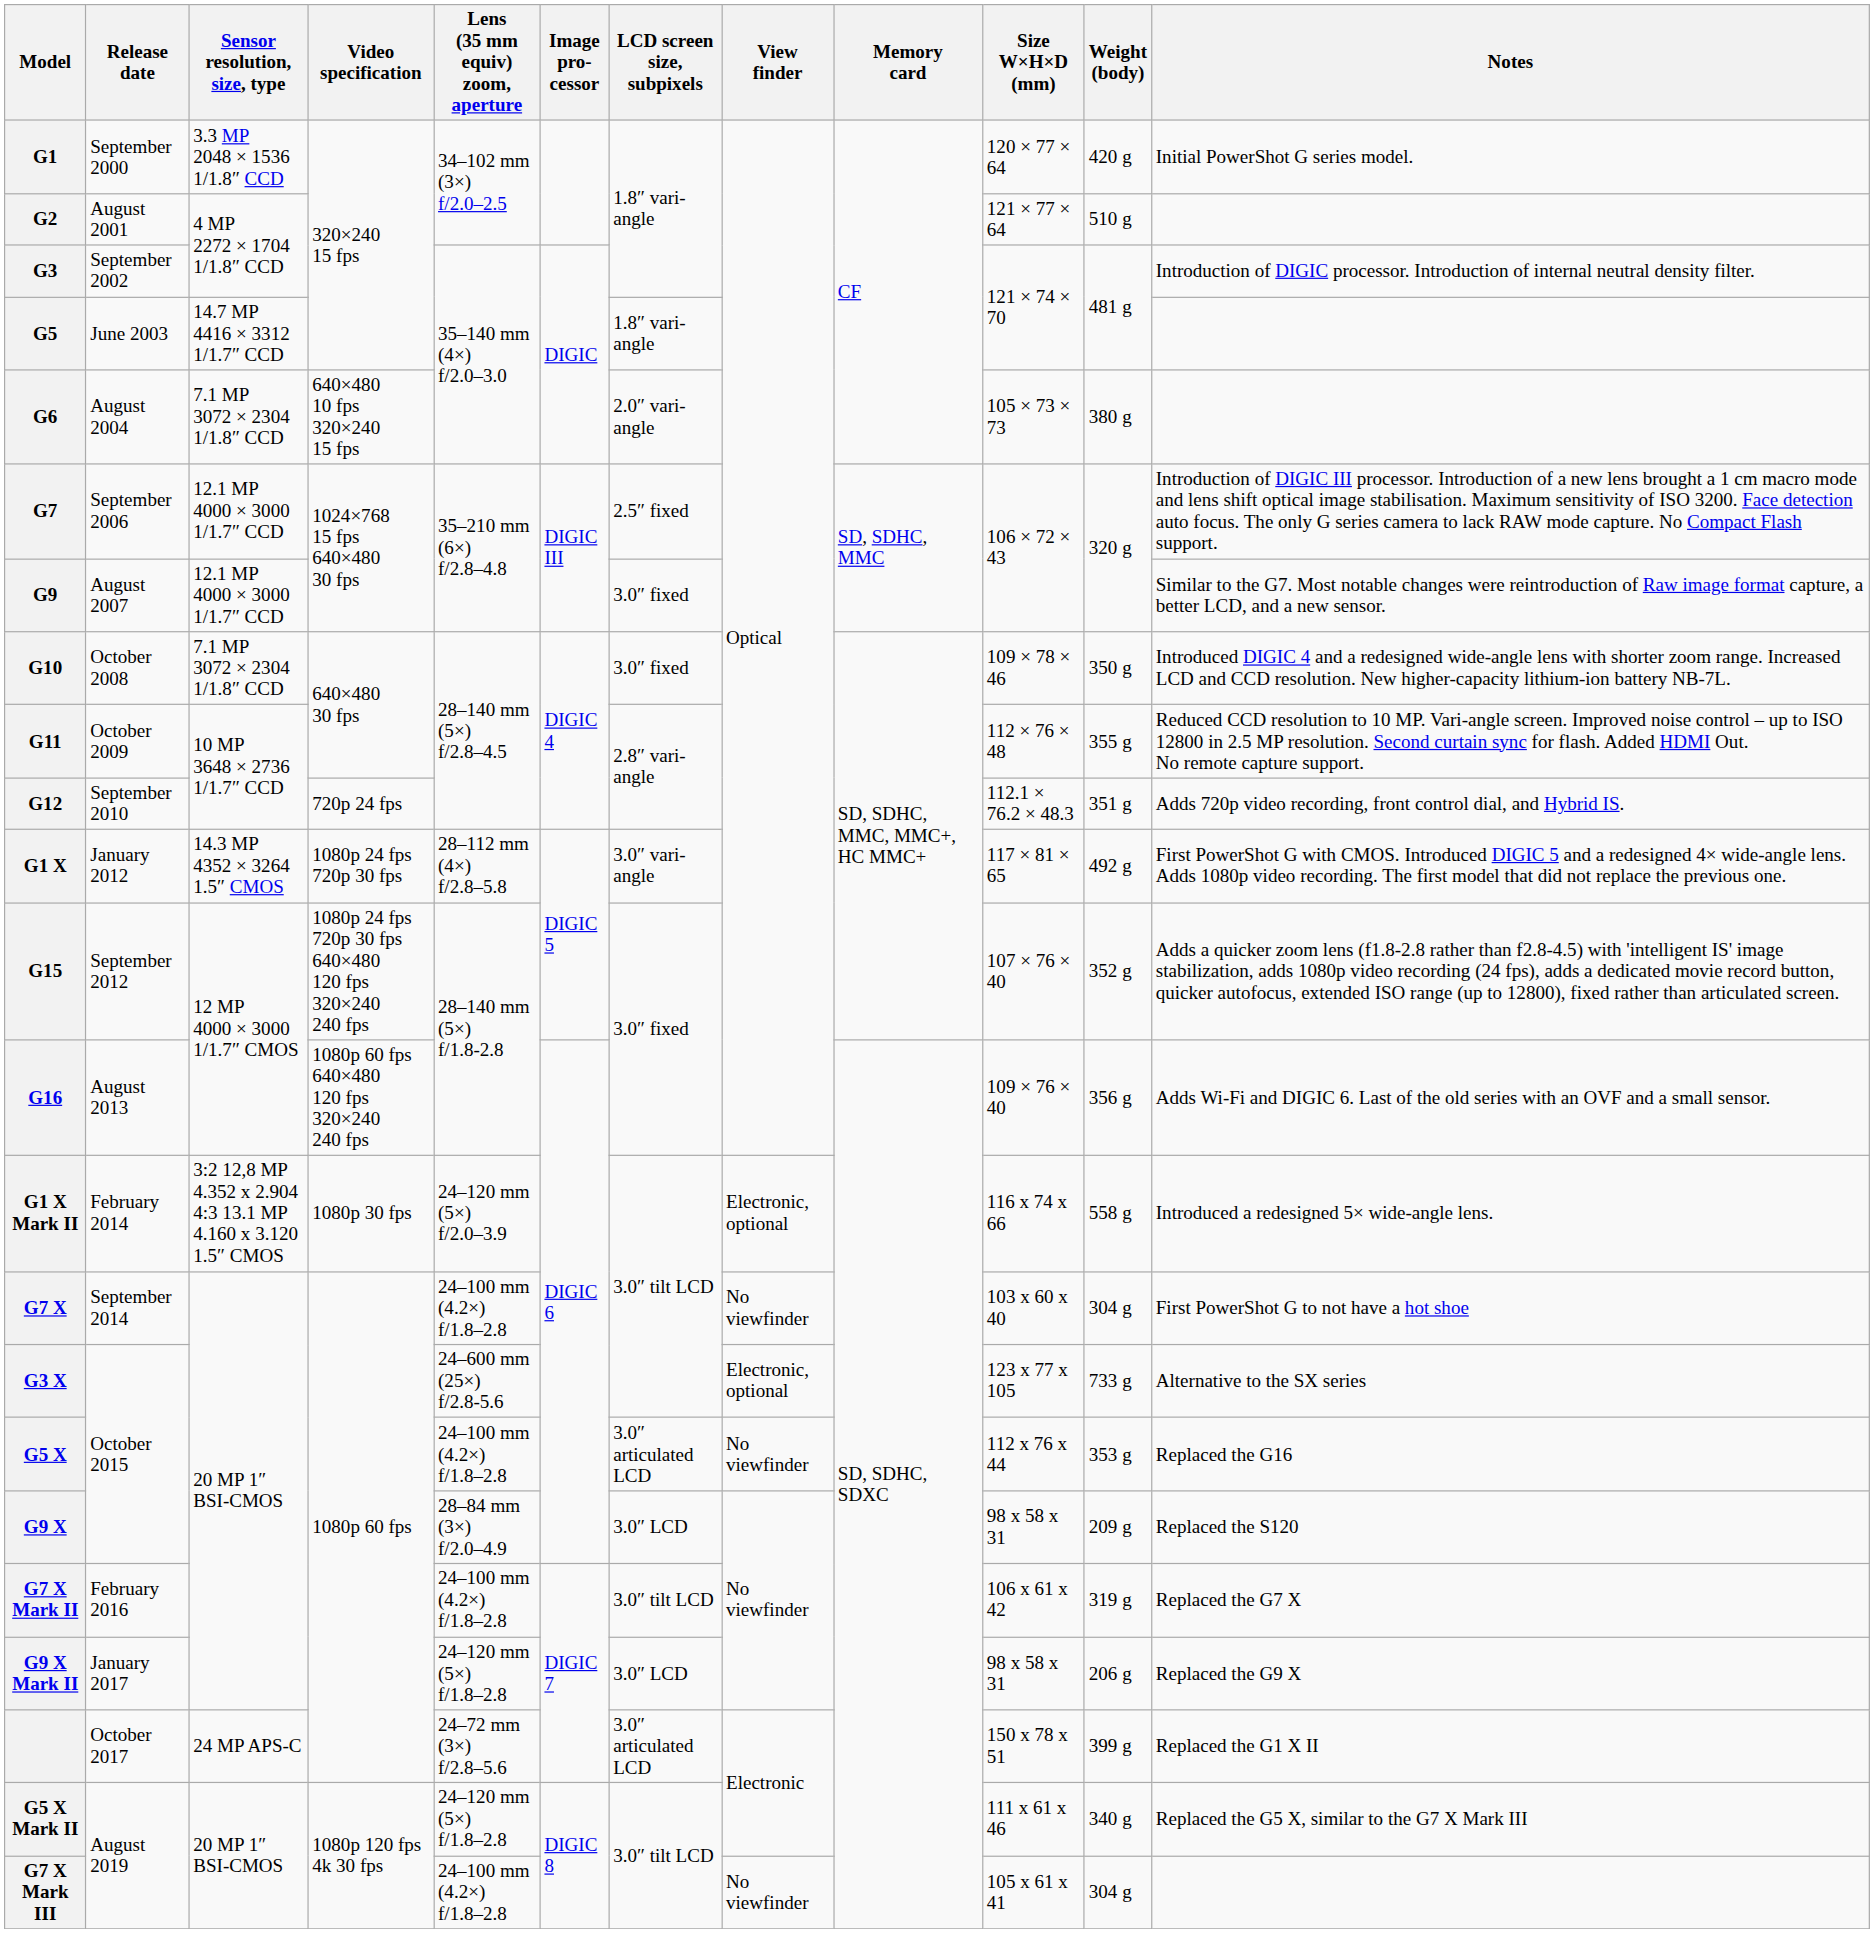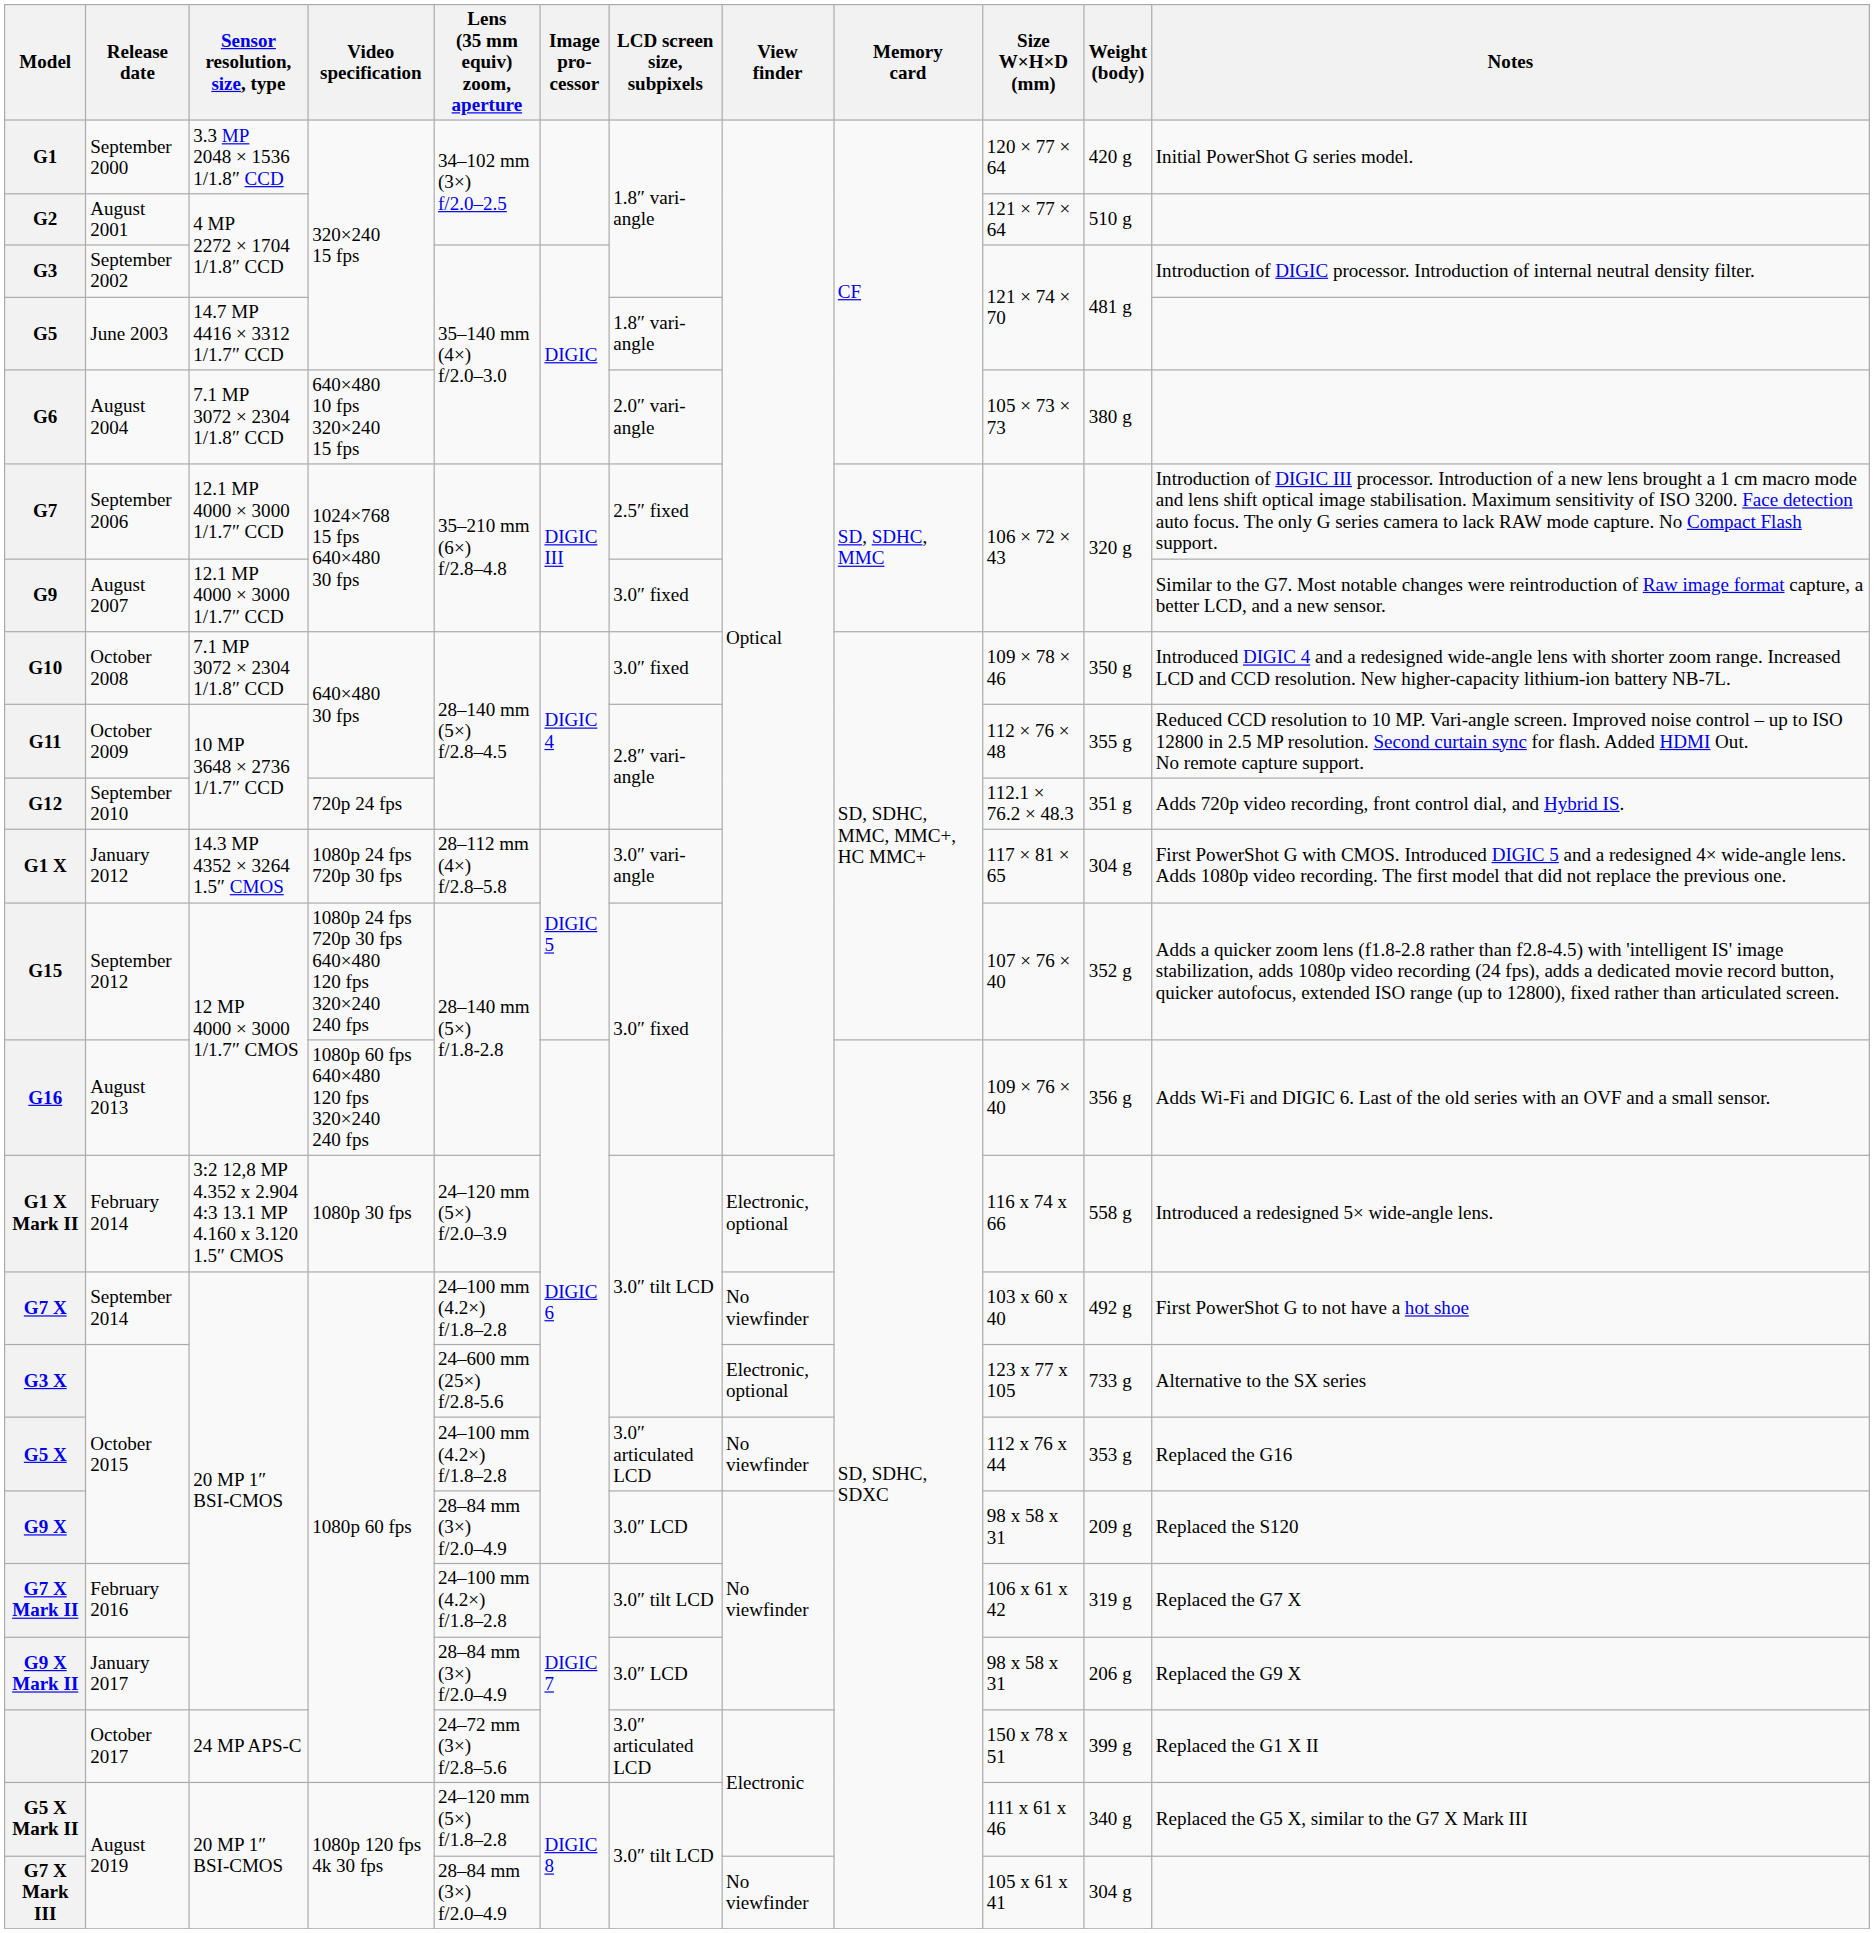(1110, 865) 492 g -> (1110, 865) 304 g
(1110, 1307) 304 g -> (1110, 1307) 492 g
(484, 1673) 24–120 mm (5×) f/1.8–2.8 -> (479, 1673) 28–84 mm (3×) f/2.0–4.9
(484, 1892) 24–100 mm (4.2×) f/1.8–2.8 -> (479, 1892) 28–84 mm (3×) f/2.0–4.9
